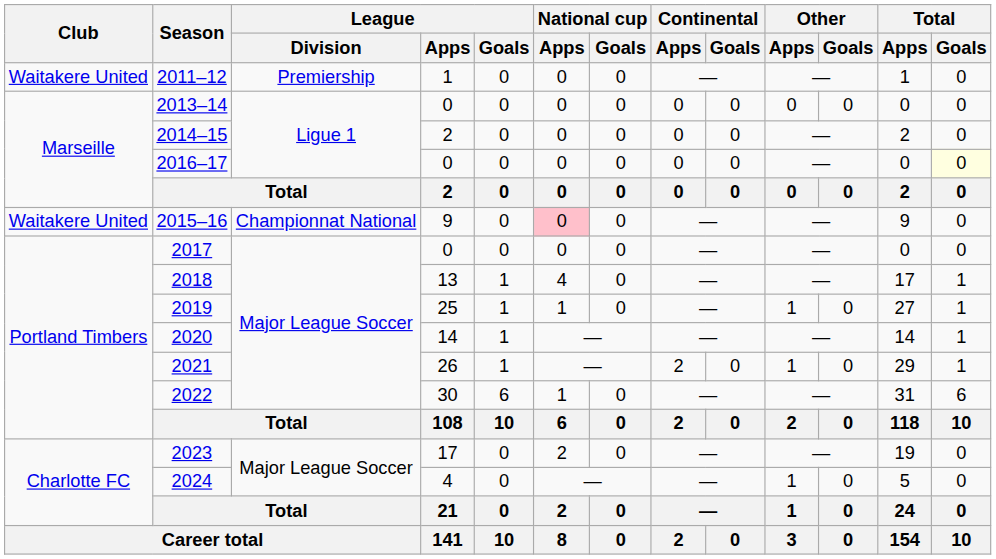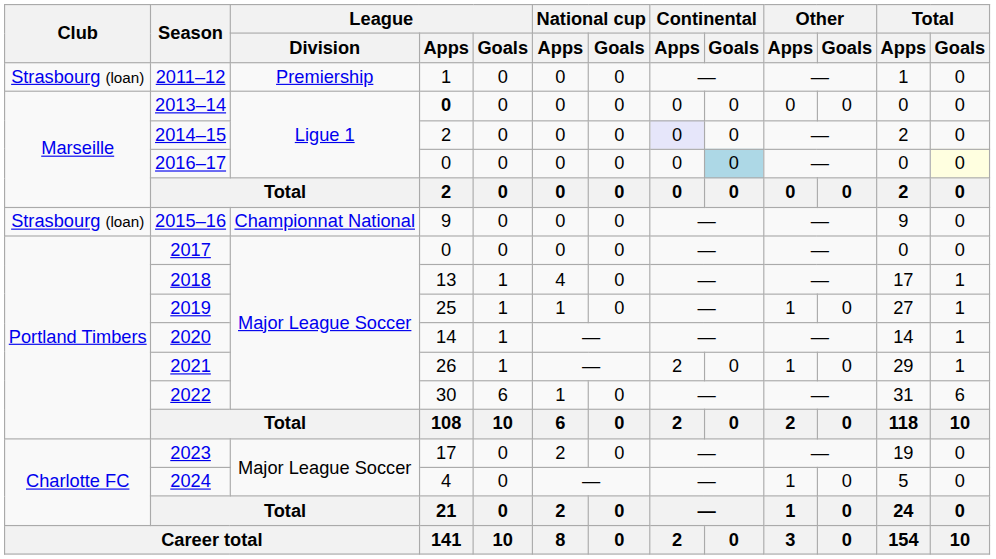(78, 76) Waitakere United -> (78, 76) Strasbourg (loan)
(448, 105) normal -> (446, 105) bold
(679, 134) no background -> (677, 134) lavender background
(735, 163) no background -> (734, 163) lightblue background
(78, 221) Waitakere United -> (78, 221) Strasbourg (loan)
(562, 221) pink background -> (560, 221) no background
